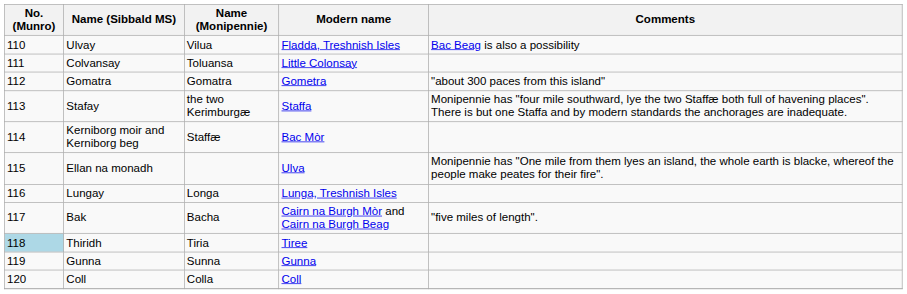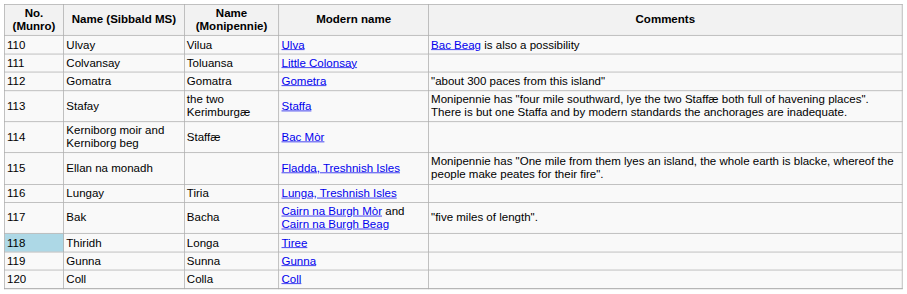(341, 44) Fladda, Treshnish Isles -> (293, 44) Ulva
(293, 168) Ulva -> (341, 168) Fladda, Treshnish Isles
(203, 193) Longa -> (198, 193) Tiria
(198, 242) Tiria -> (203, 242) Longa
